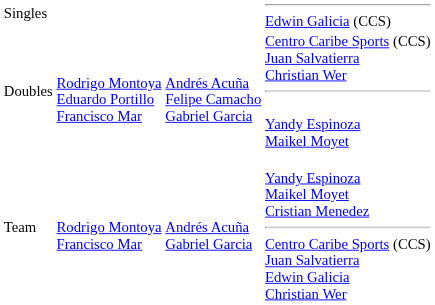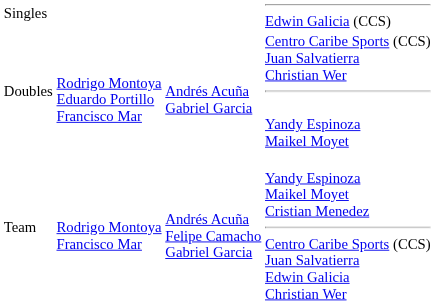(213, 99) Andrés Acuña Felipe Camacho Gabriel Garcia -> (209, 99) Andrés Acuña Gabriel Garcia
(209, 236) Andrés Acuña Gabriel Garcia -> (213, 236) Andrés Acuña Felipe Camacho Gabriel Garcia
